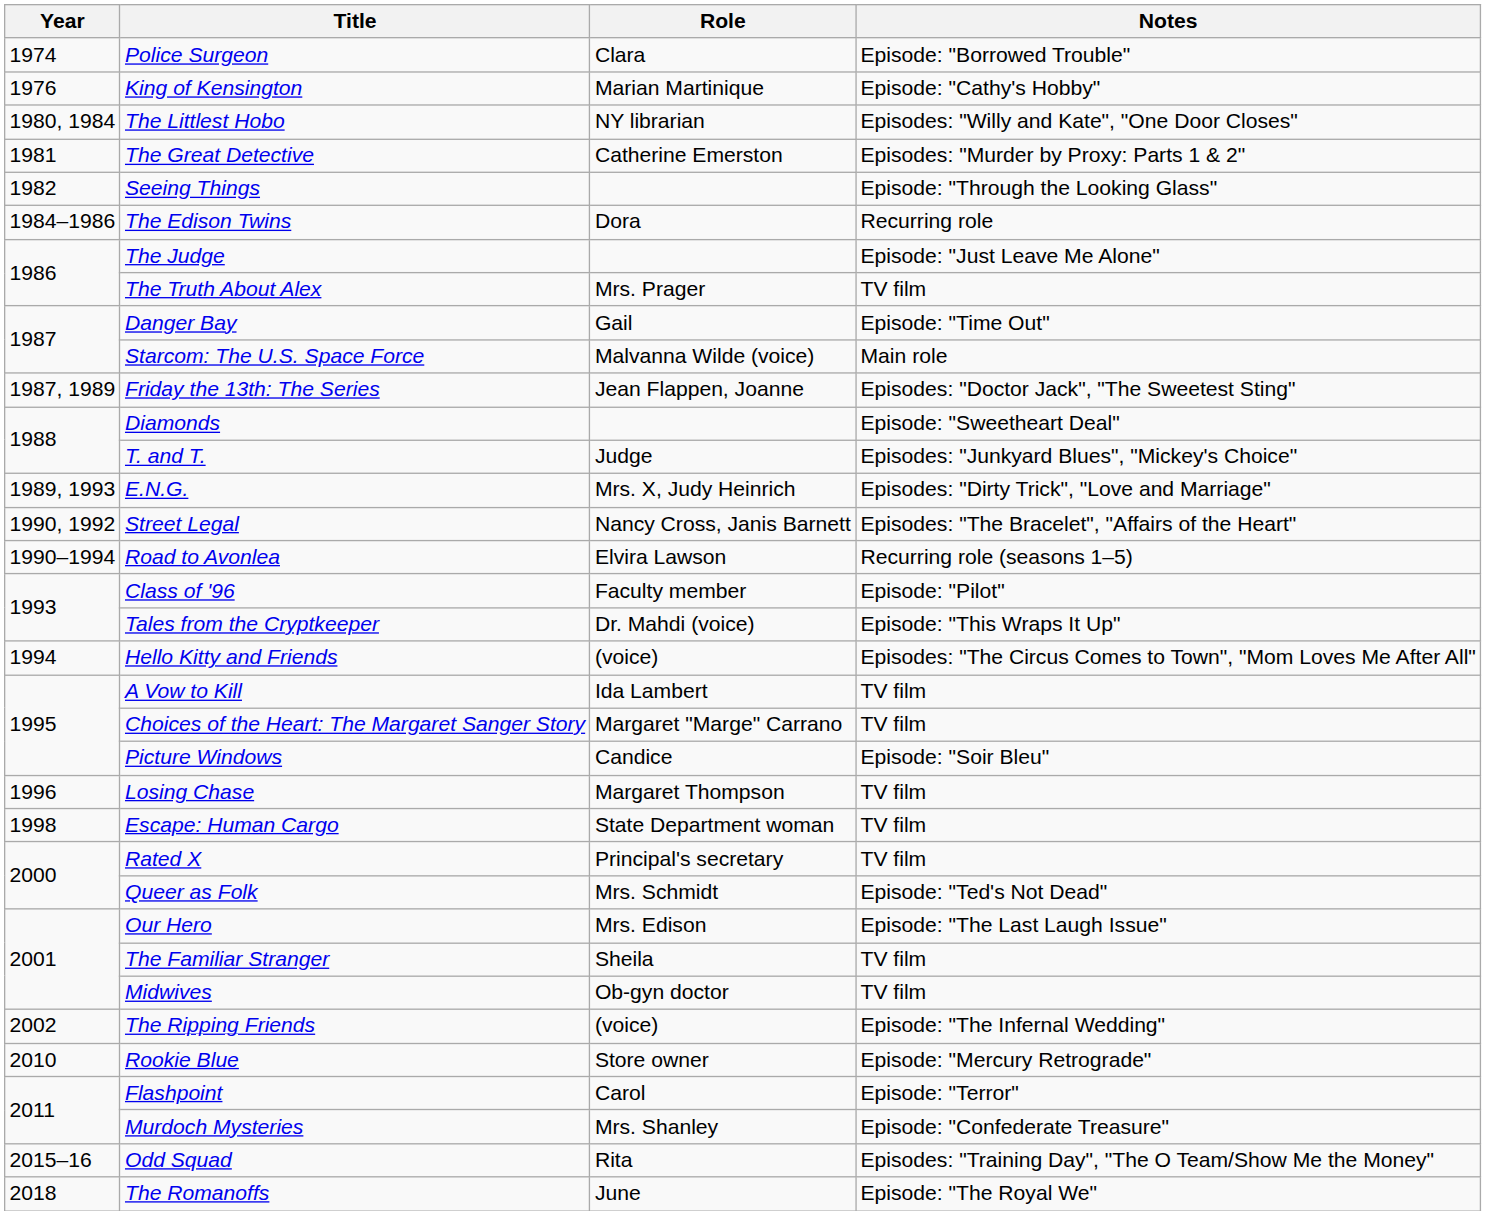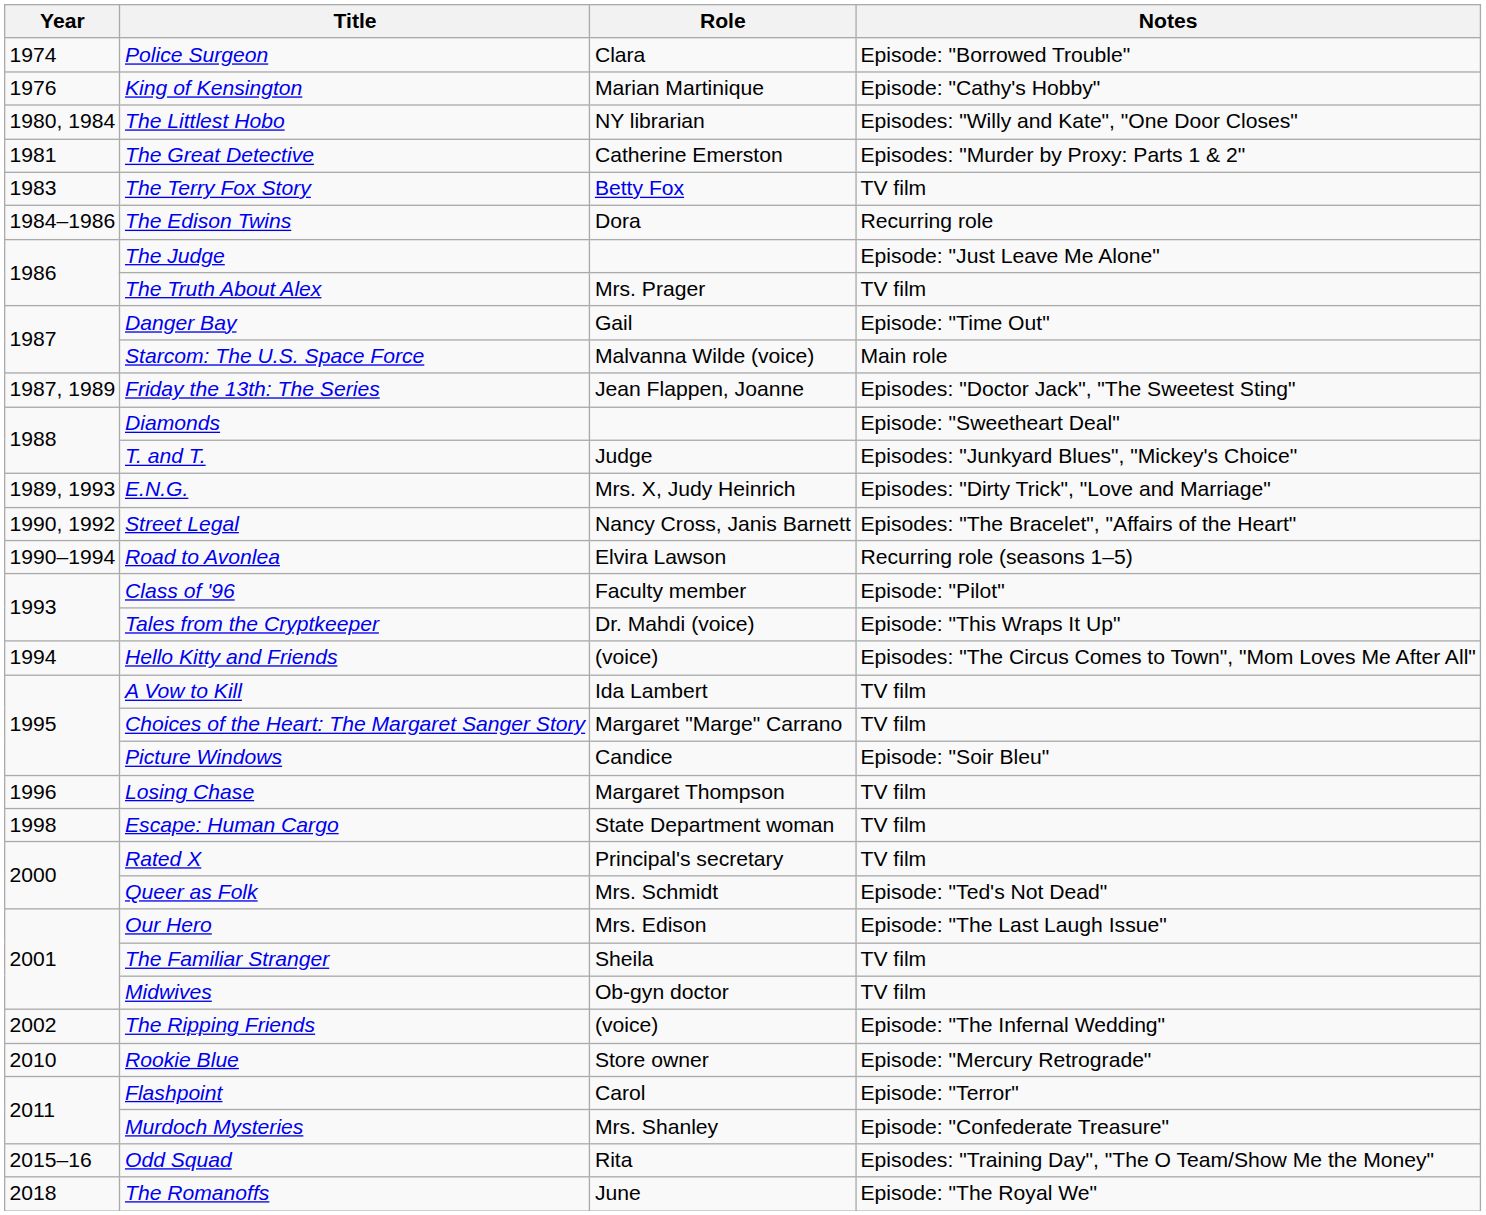- row: (193, 188)
+ row: (218, 188)
